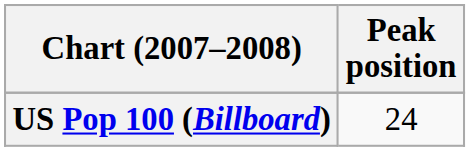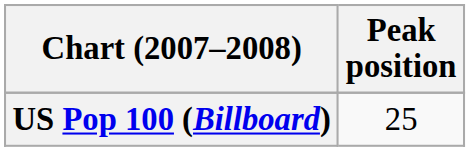(401, 118) 24 -> (401, 118) 25
